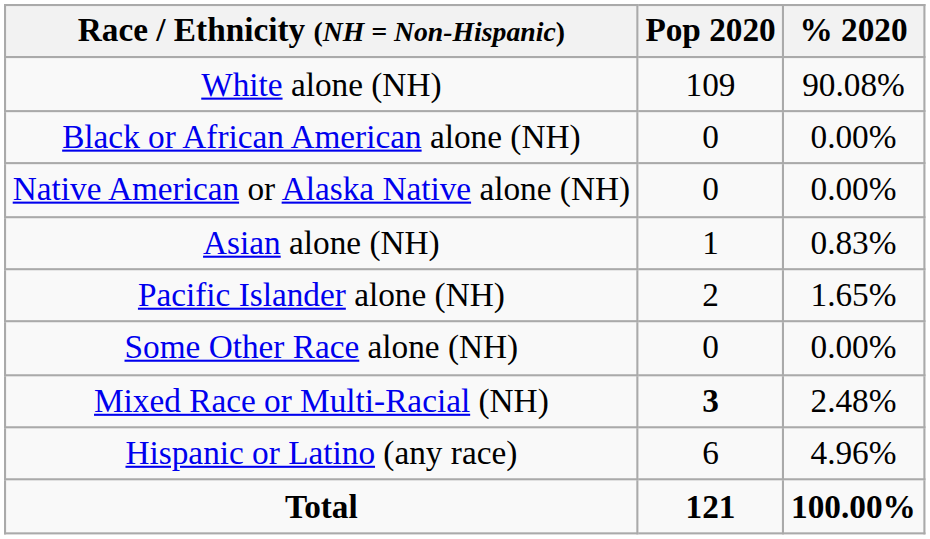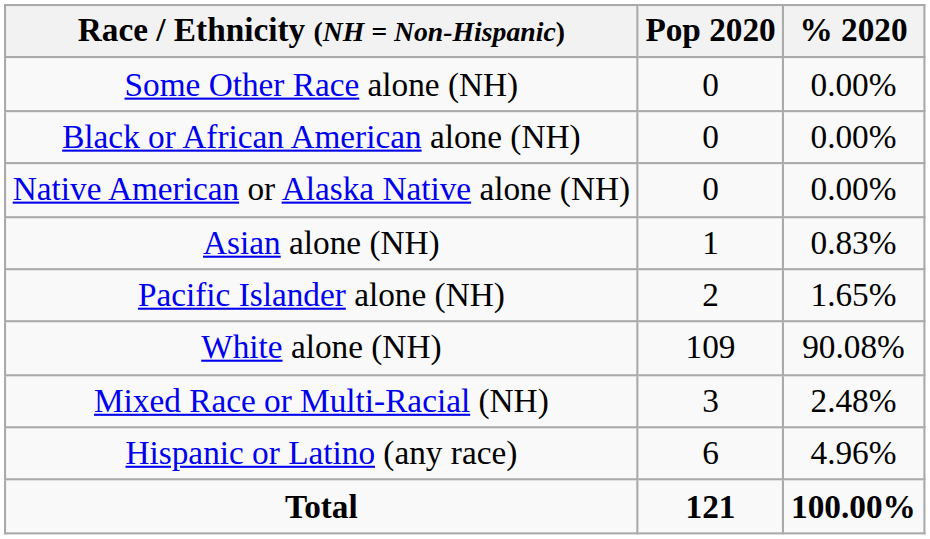rows swapped: (321, 83) <-> (321, 347)
(711, 400) bold -> (711, 400) normal
